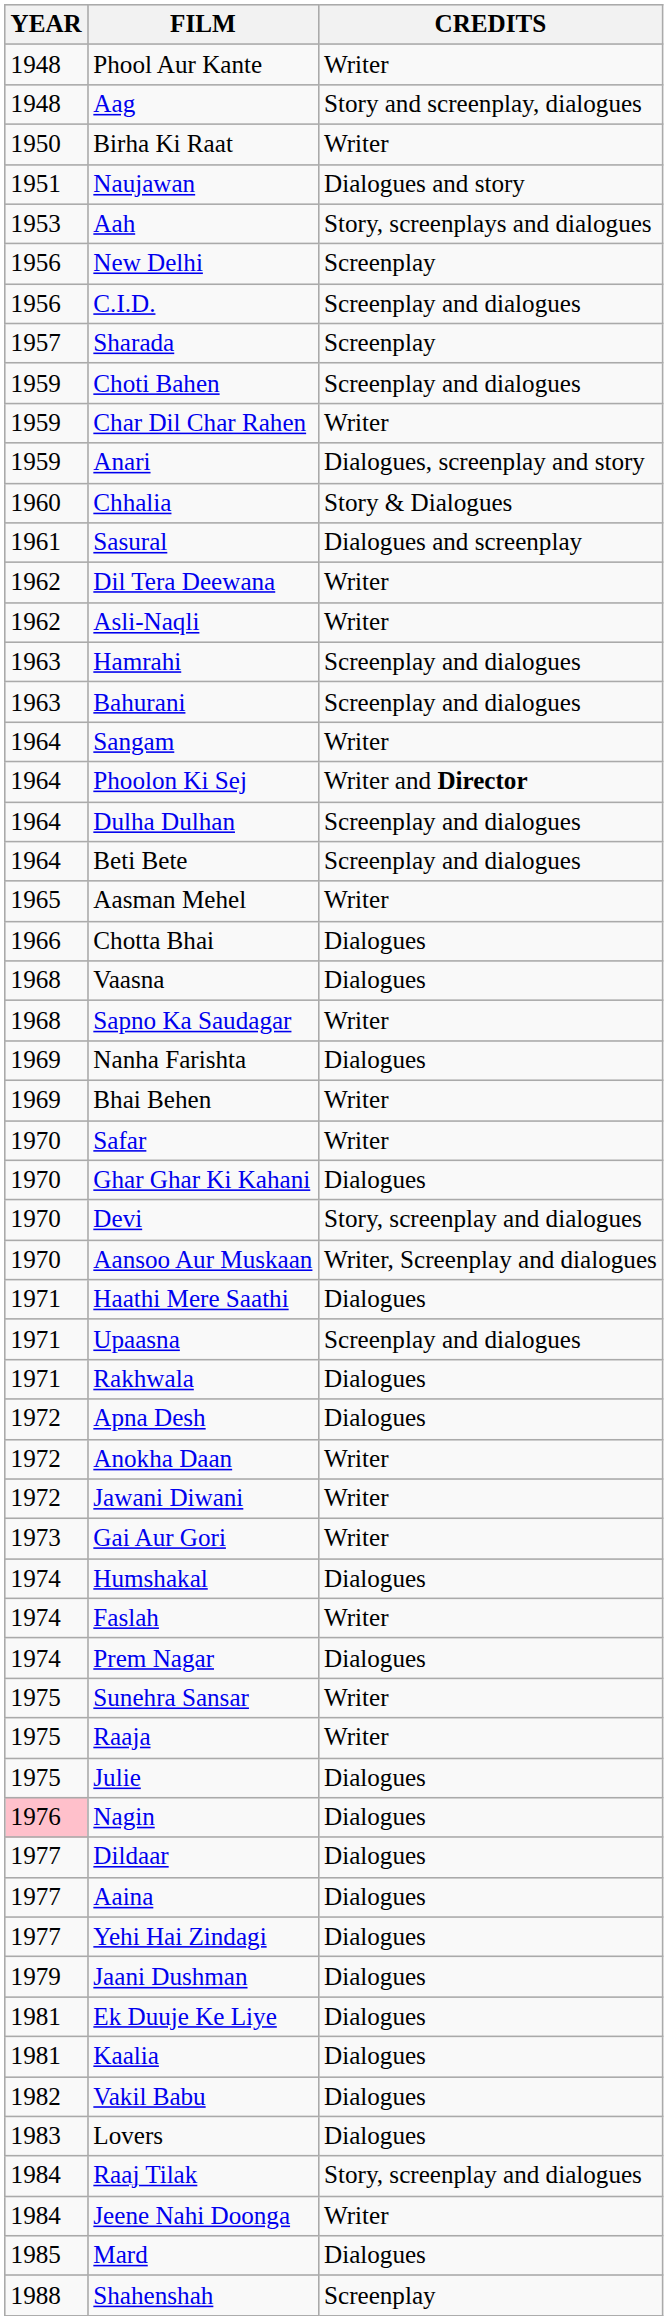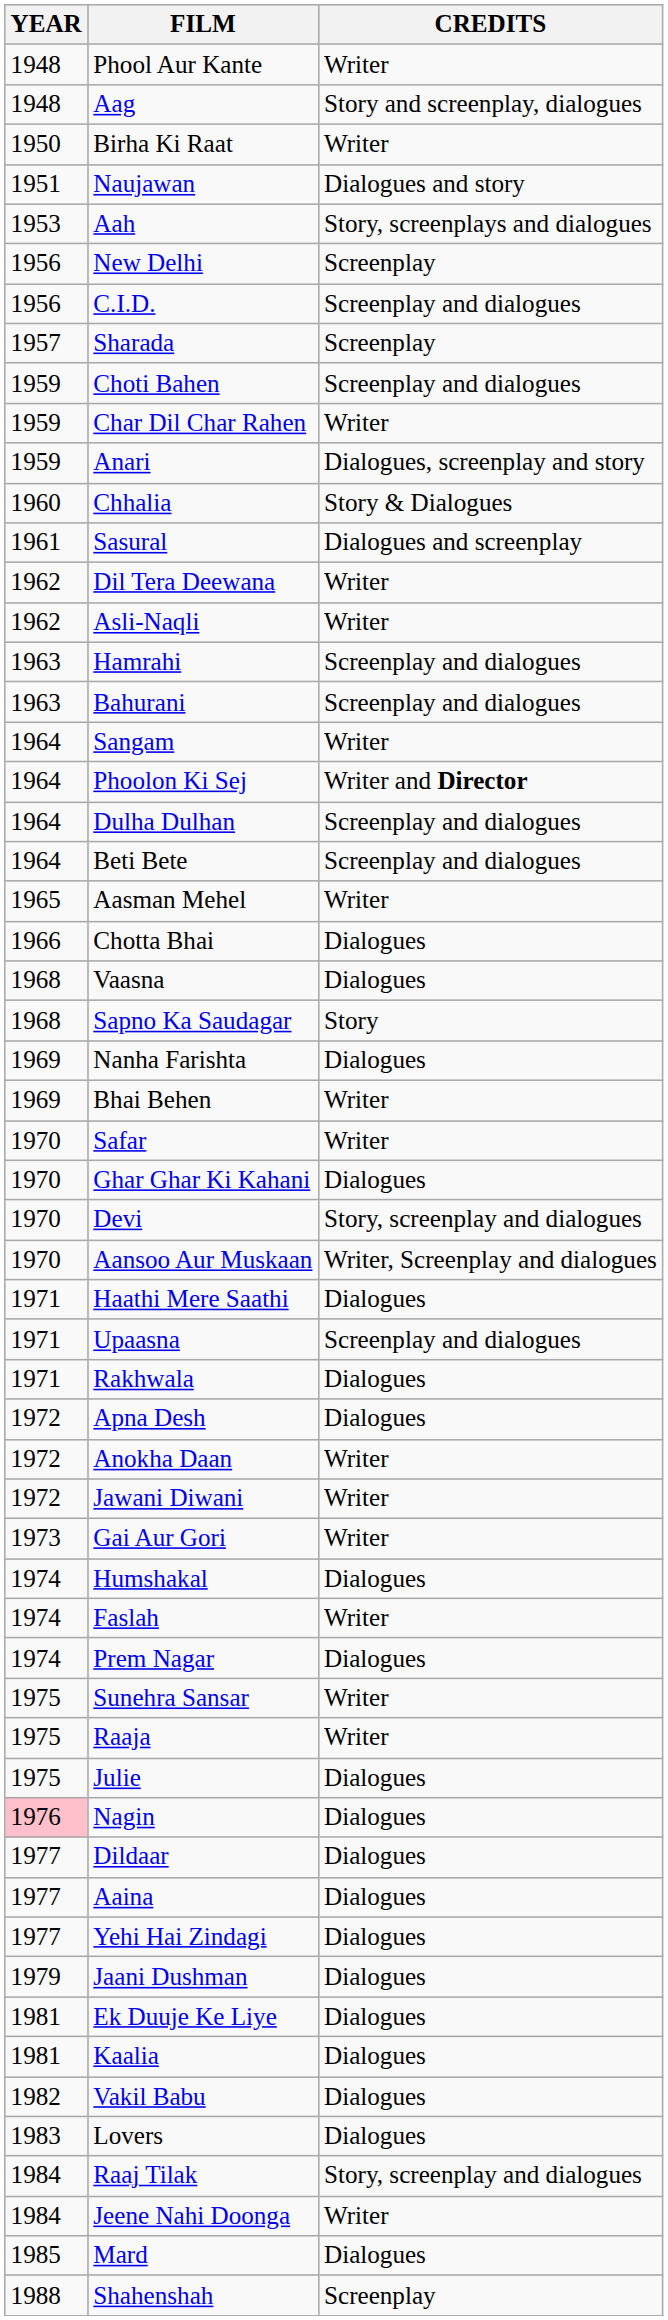(356, 1020) Writer -> (351, 1020) Story
